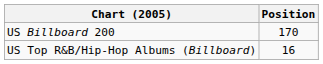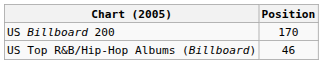(288, 50) 16 -> (288, 50) 46
